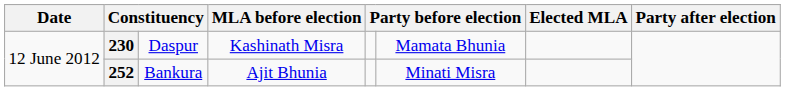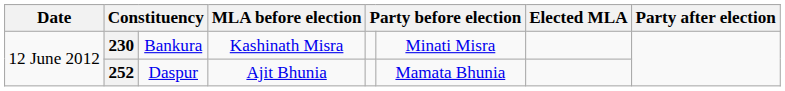(173, 45) Daspur -> (173, 45) Bankura
(450, 45) Mamata Bhunia -> (450, 45) Minati Misra
(173, 72) Bankura -> (173, 72) Daspur
(450, 72) Minati Misra -> (450, 72) Mamata Bhunia
